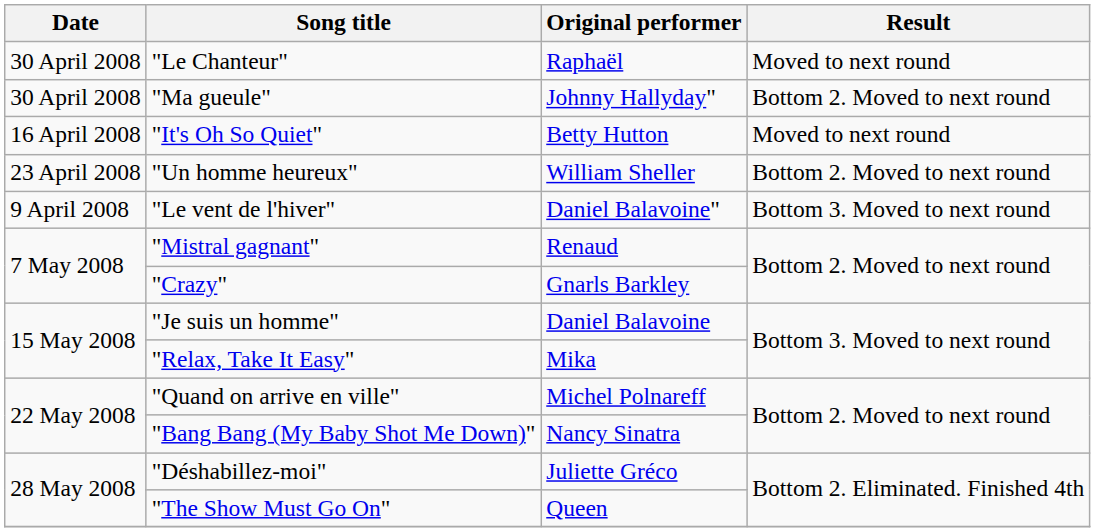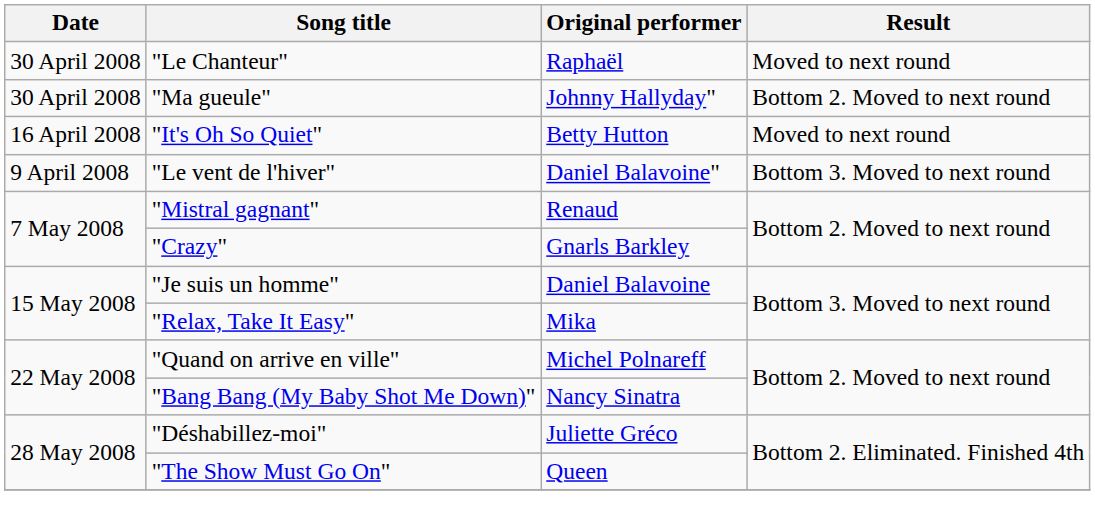- row: (255, 172)
